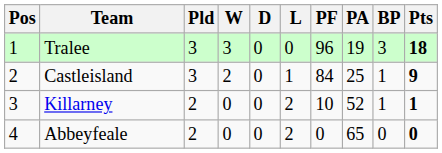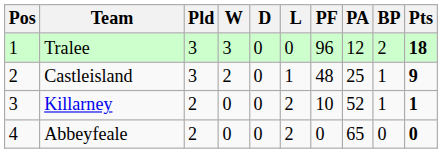(355, 47) 19 -> (355, 47) 12
(382, 47) 3 -> (382, 47) 2
(324, 76) 84 -> (324, 76) 48
